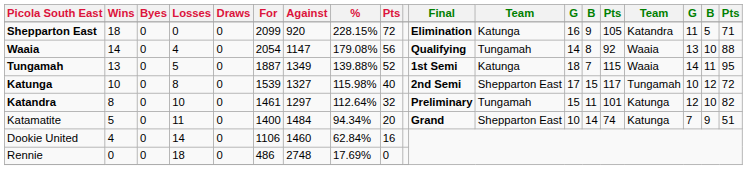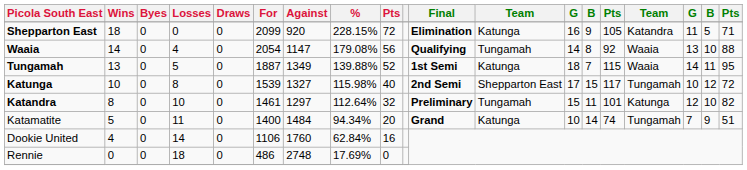(520, 120) Shepparton East -> (499, 120) Katunga
(648, 120) Katunga -> (654, 120) Tungamah
(299, 137) 1460 -> (299, 137) 1760
